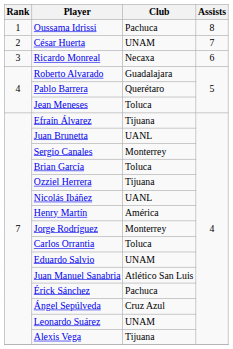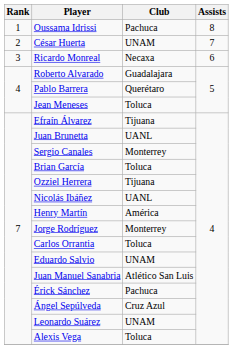(140, 337) Tijuana -> (138, 337) Toluca
